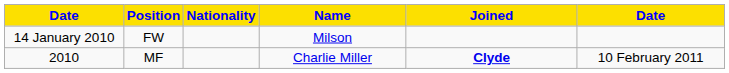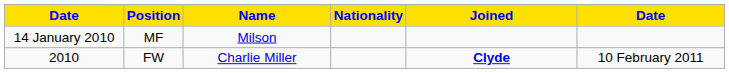columns swapped: (221, 16) <-> (332, 16)
(153, 37) FW -> (153, 37) MF
(153, 58) MF -> (153, 58) FW
